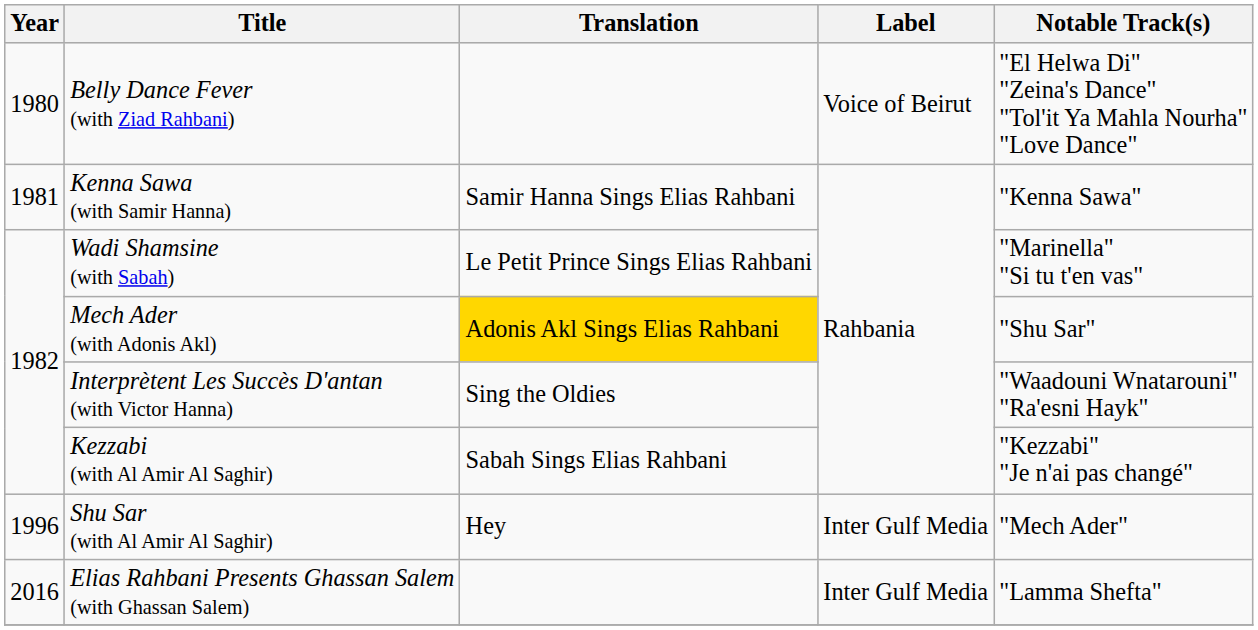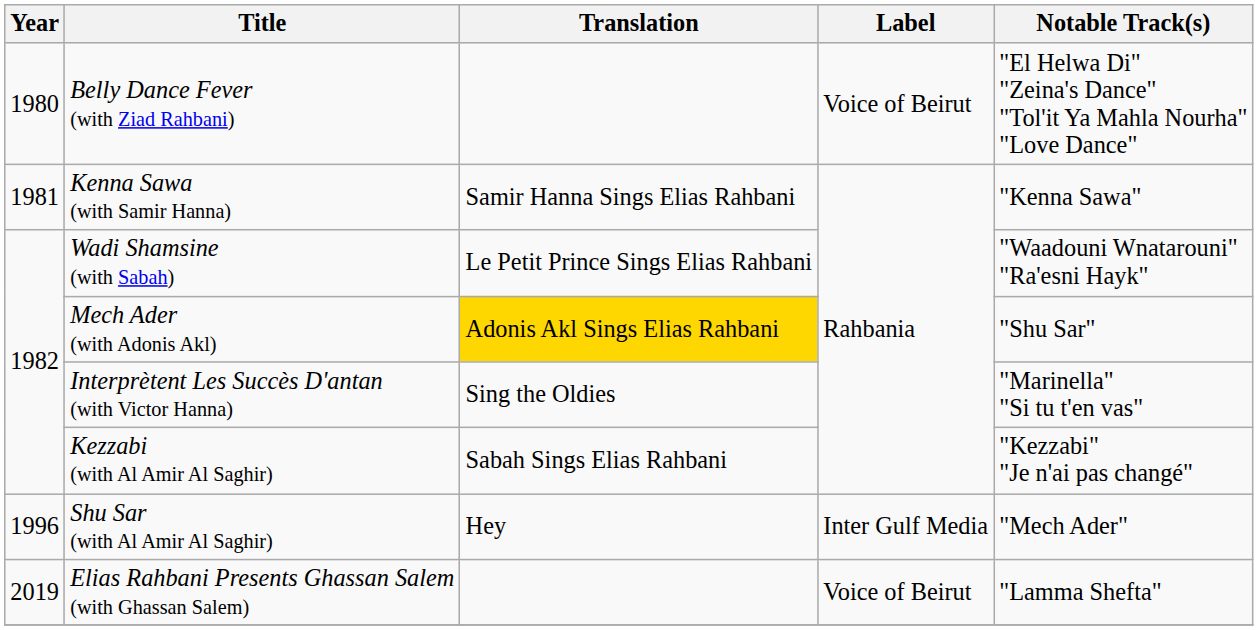(1071, 262) "Marinella" "Si tu t'en vas" -> (1118, 262) "Waadouni Wnatarouni" "Ra'esni Hayk"
(1118, 394) "Waadouni Wnatarouni" "Ra'esni Hayk" -> (1071, 394) "Marinella" "Si tu t'en vas"
(35, 592) 2016 -> (35, 592) 2019
(906, 592) Inter Gulf Media -> (897, 592) Voice of Beirut
